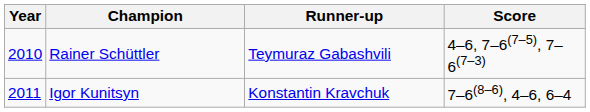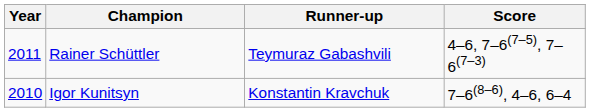(25, 53) 2010 -> (25, 53) 2011
(25, 93) 2011 -> (25, 93) 2010
